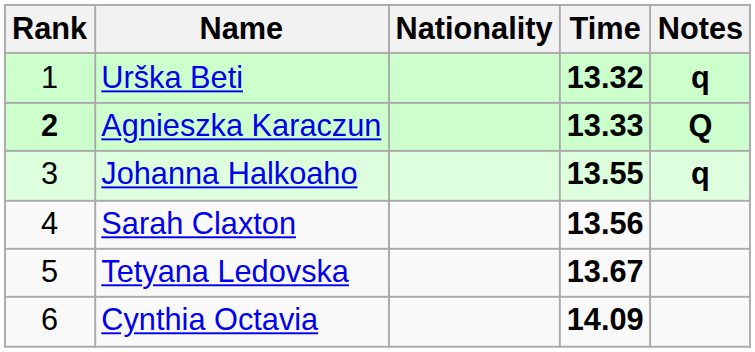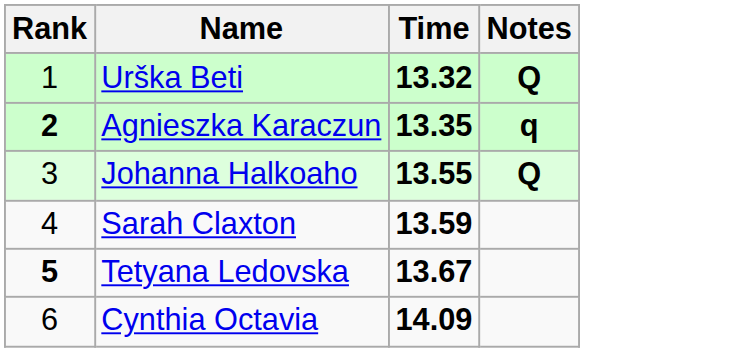- column: (474, 28)
(700, 77) q -> (529, 77) Q
(605, 126) 13.33 -> (434, 126) 13.35
(700, 126) Q -> (529, 126) q
(700, 175) q -> (529, 175) Q
(605, 223) 13.56 -> (434, 223) 13.59
(50, 272) normal -> (50, 272) bold
